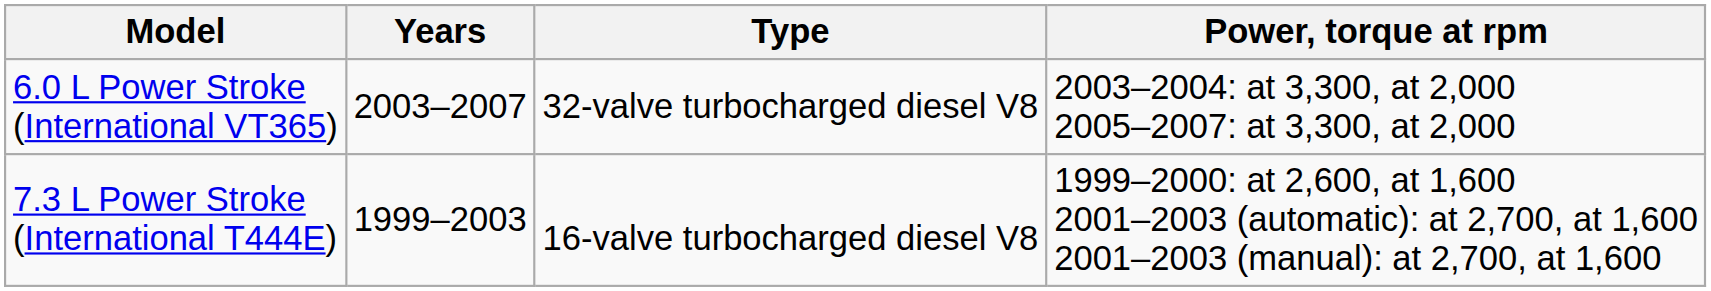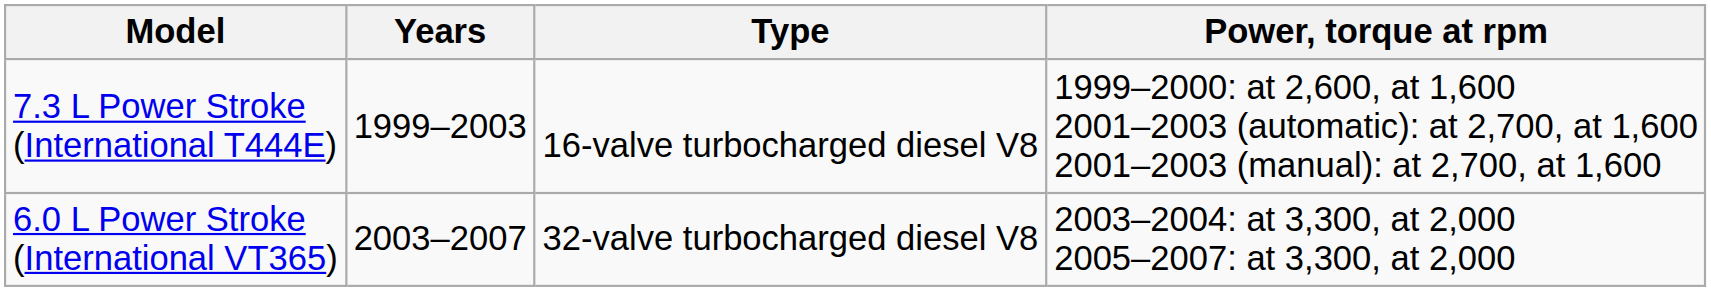rows swapped: (175, 219) <-> (175, 106)
